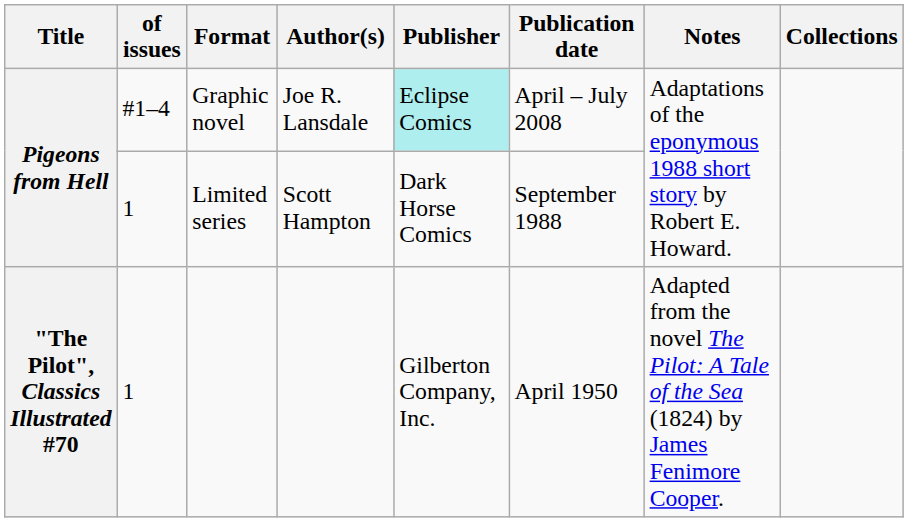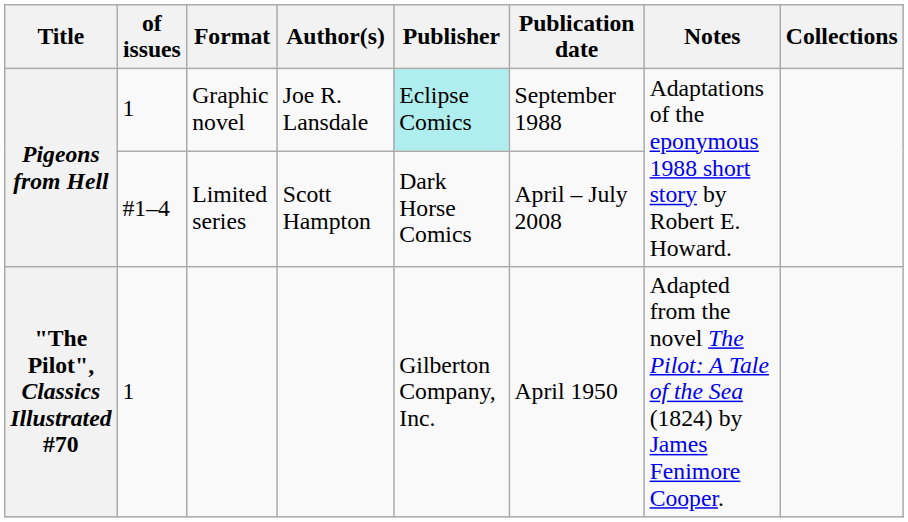(146, 109) #1–4 -> (128, 109) 1
(571, 109) April – July 2008 -> (565, 109) September 1988
(128, 208) 1 -> (146, 208) #1–4
(565, 208) September 1988 -> (571, 208) April – July 2008
